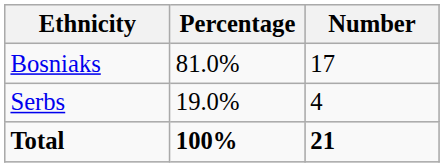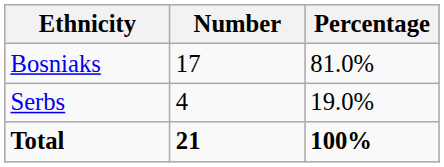columns swapped: (372, 24) <-> (237, 24)
